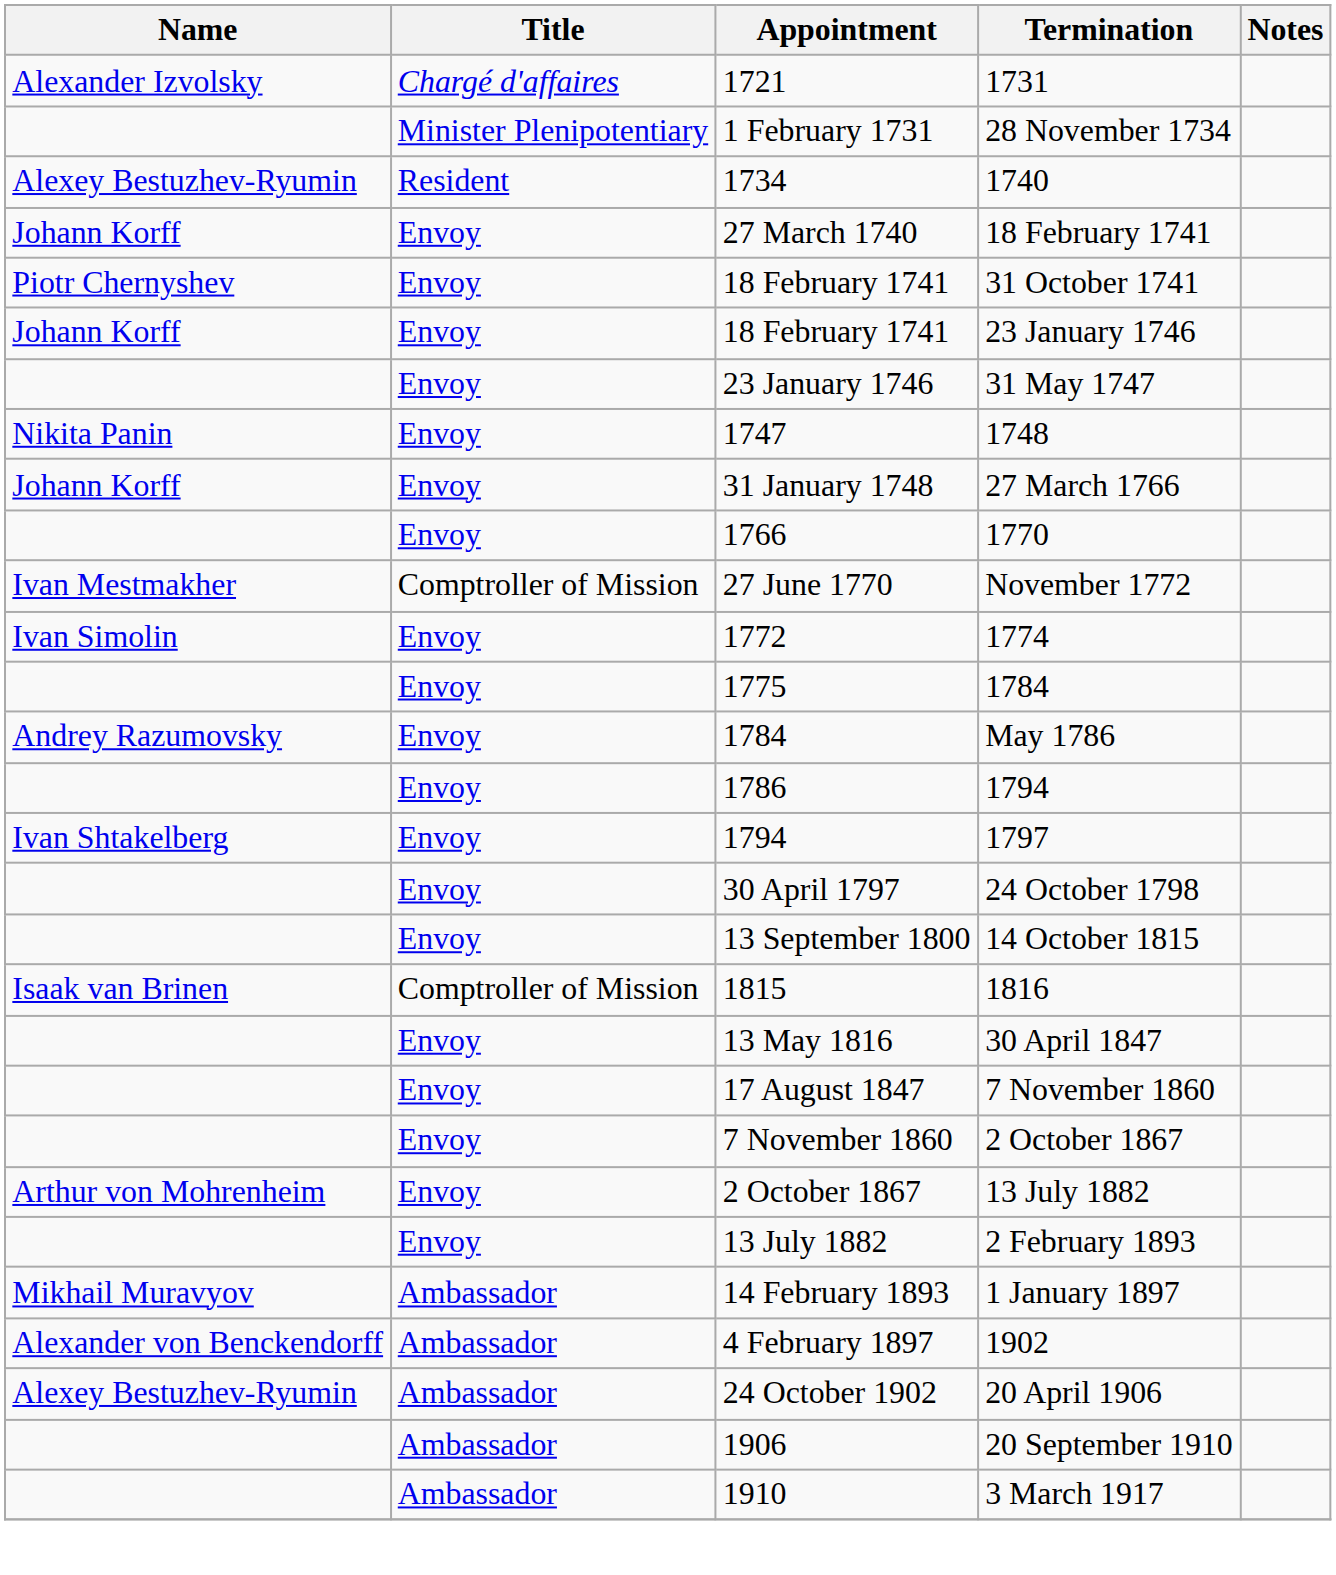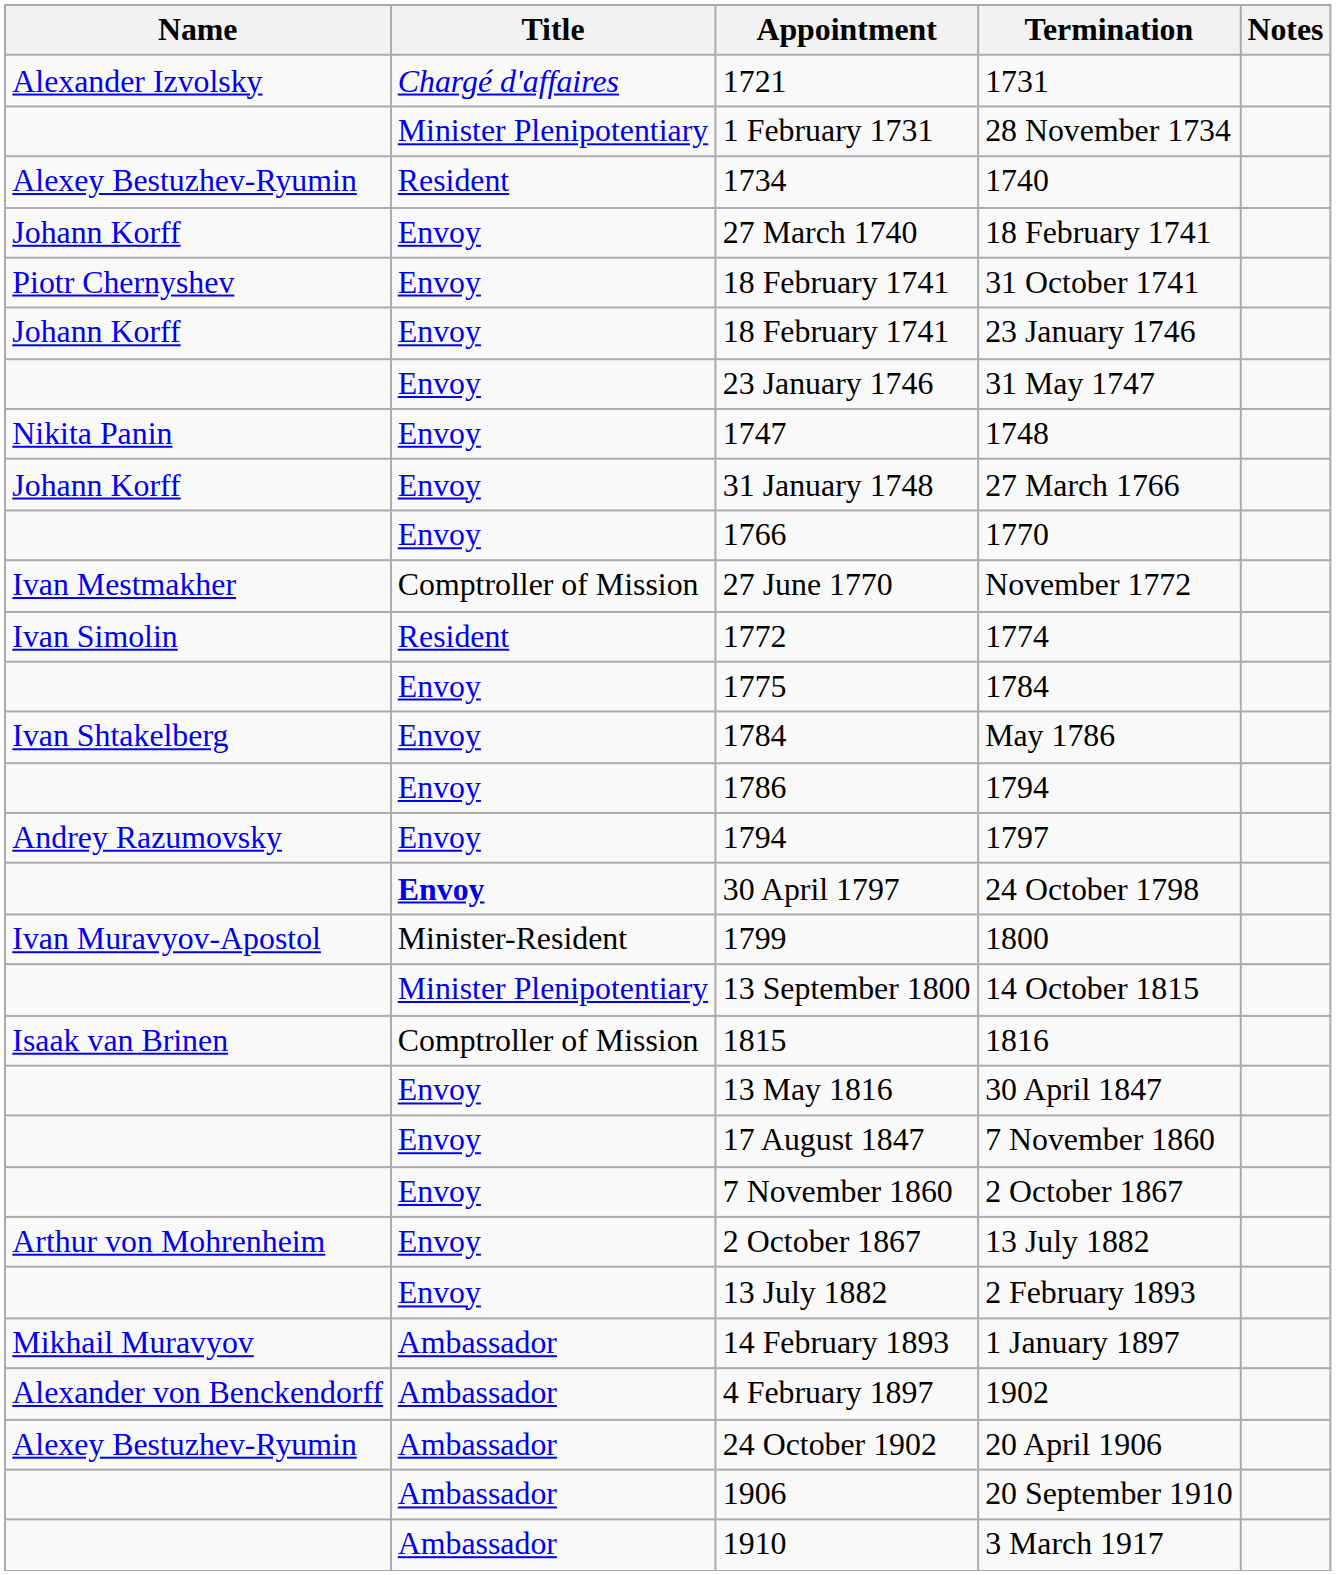(439, 635) Envoy -> (453, 635) Resident
(147, 736) Andrey Razumovsky -> (120, 736) Ivan Shtakelberg
(120, 837) Ivan Shtakelberg -> (147, 837) Andrey Razumovsky
(439, 888) normal -> (441, 888) bold
+ row: (1017, 938)
(439, 938) Envoy -> (553, 989) Minister Plenipotentiary
